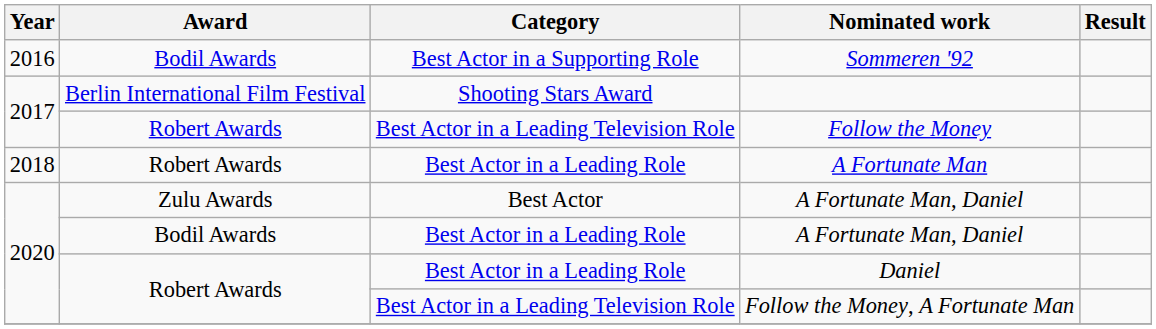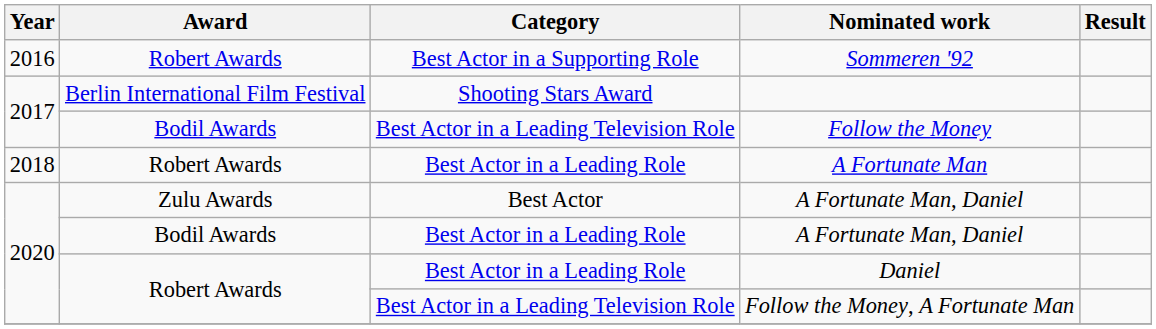(215, 57) Bodil Awards -> (215, 57) Robert Awards
(215, 128) Robert Awards -> (215, 128) Bodil Awards
